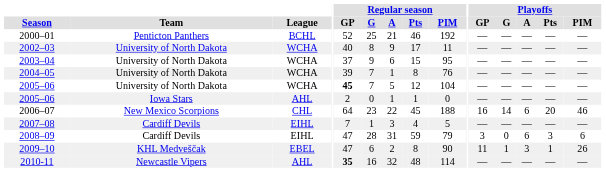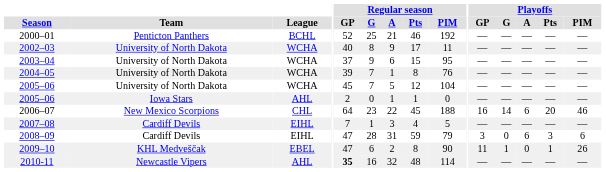(348, 86) bold -> (348, 86) normal
(527, 149) 3 -> (527, 149) 0
